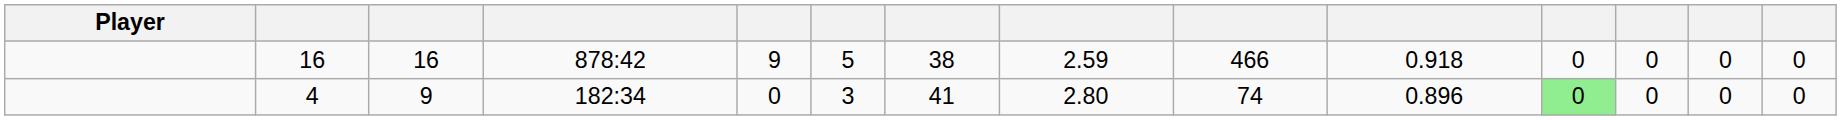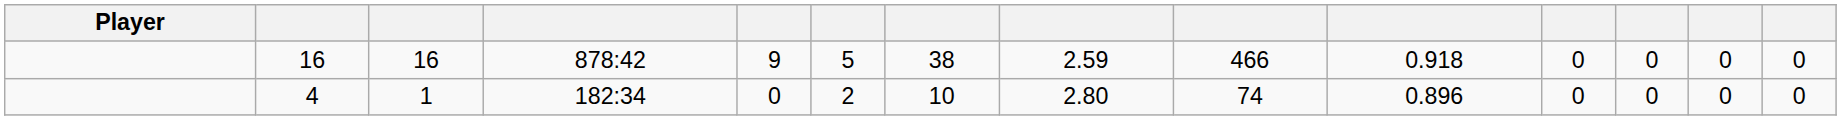(426, 96) 9 -> (426, 96) 1
(848, 96) 3 -> (848, 96) 2
(942, 96) 41 -> (942, 96) 10
(1578, 96) lightgreen background -> (1578, 96) no background
